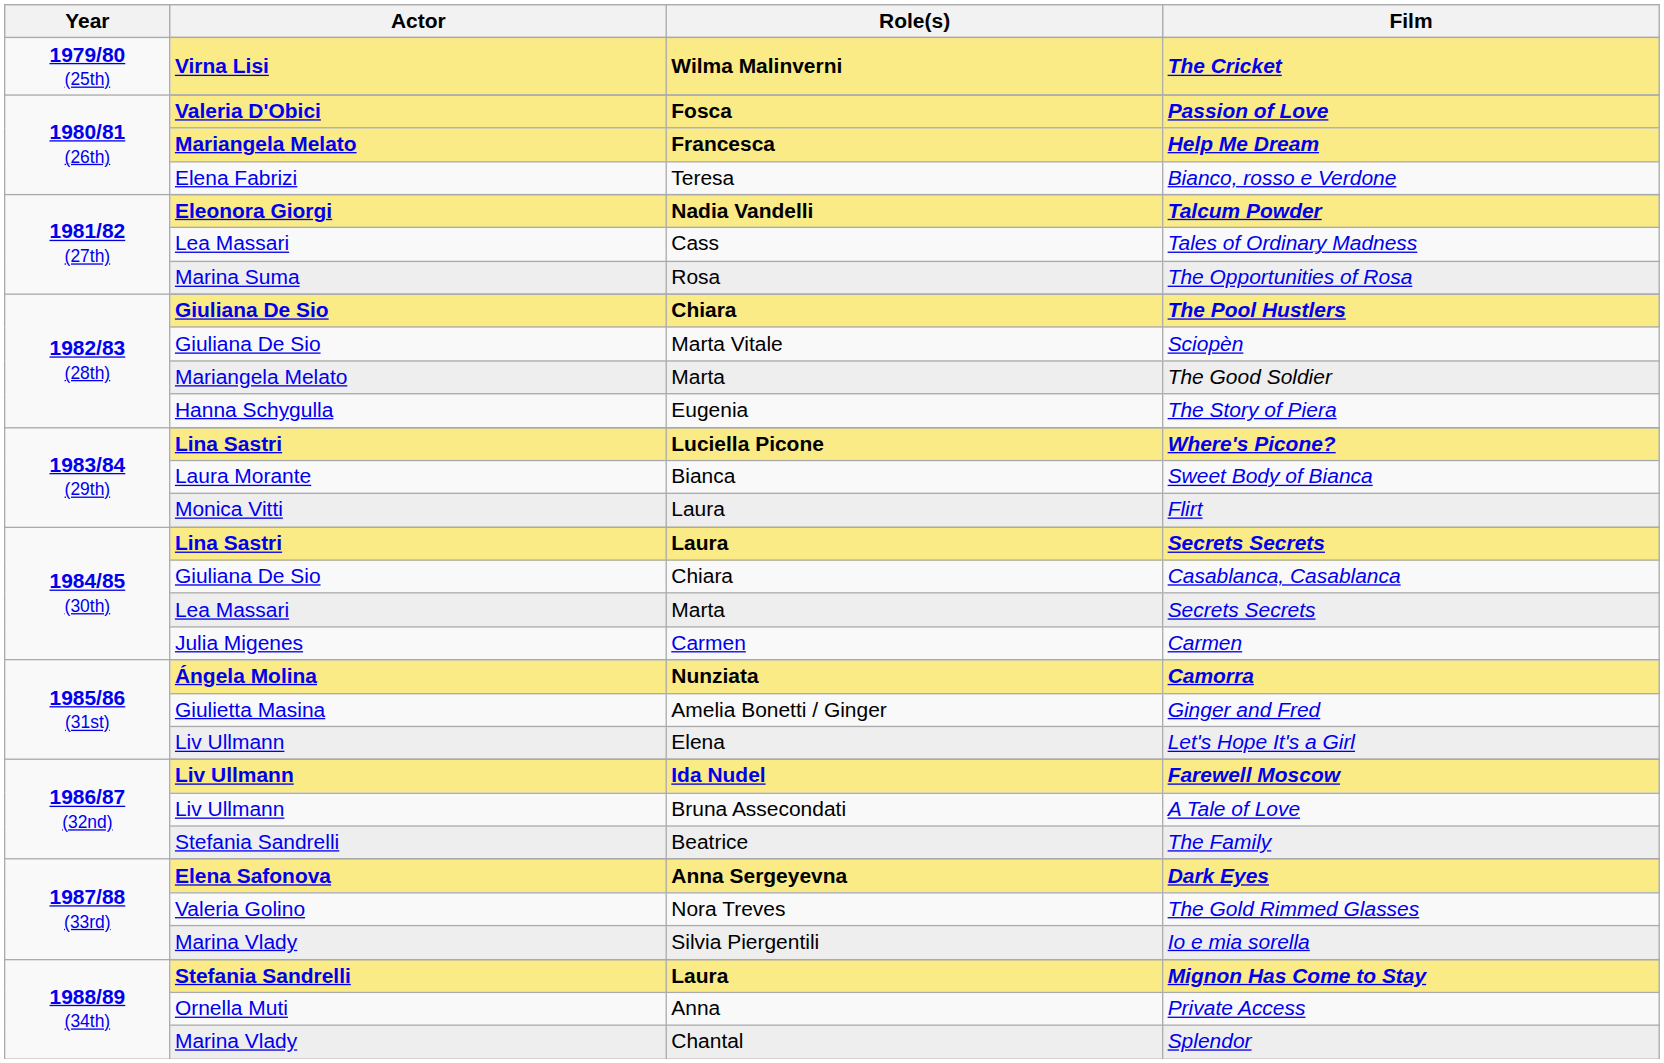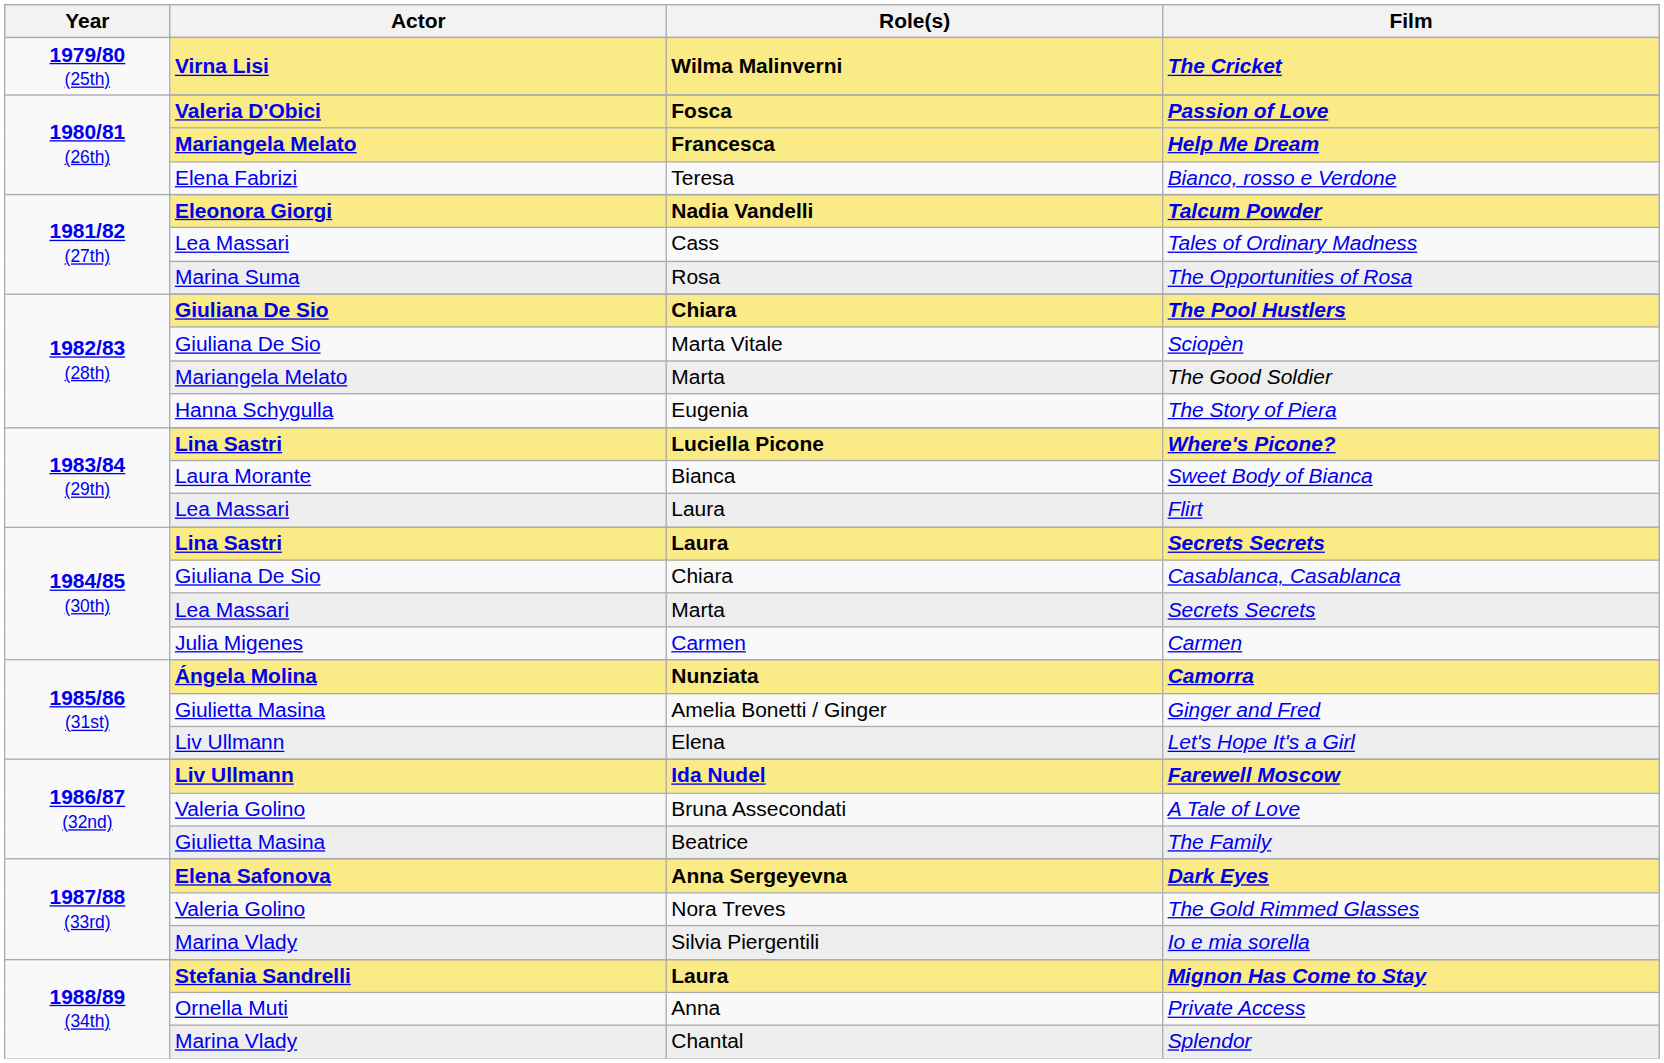(229, 510) Monica Vitti -> (232, 510) Lea Massari
(230, 809) Liv Ullmann -> (240, 809) Valeria Golino
(257, 842) Stefania Sandrelli -> (250, 842) Giulietta Masina
